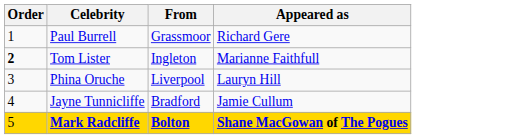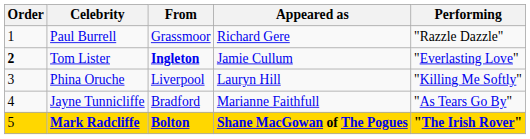+ column: (468, 15)
(174, 58) normal -> (175, 58) bold
(268, 58) Marianne Faithfull -> (255, 58) Jamie Cullum
(255, 101) Jamie Cullum -> (268, 101) Marianne Faithfull
